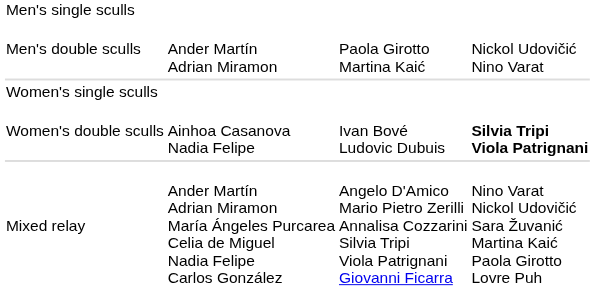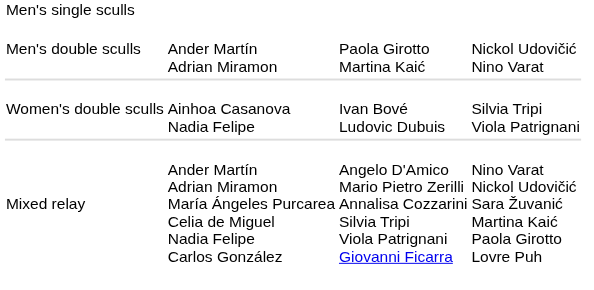- row: (82, 92)
(530, 139) bold -> (526, 118) normal
